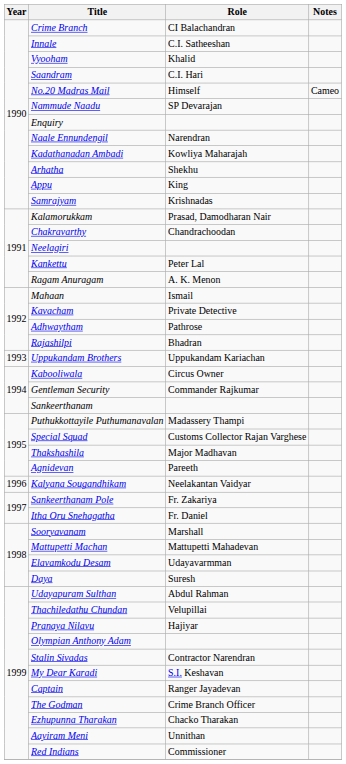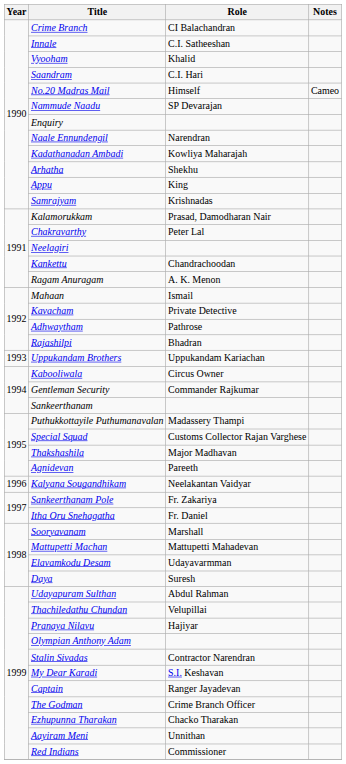(202, 232) Chandrachoodan -> (186, 232) Peter Lal
(186, 264) Peter Lal -> (202, 264) Chandrachoodan
